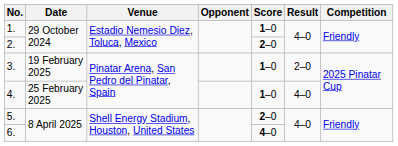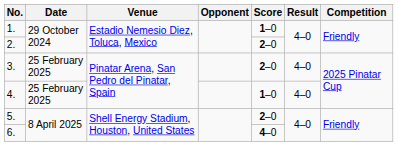(56, 67) 19 February 2025 -> (56, 67) 25 February 2025
(268, 67) 1–0 -> (268, 67) 2–0
(303, 67) 2–0 -> (303, 67) 4–0
